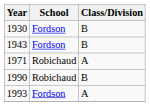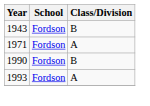- row: (17, 28)
(54, 61) Robichaud -> (49, 45) Fordson
(54, 77) Robichaud -> (49, 61) Fordson
